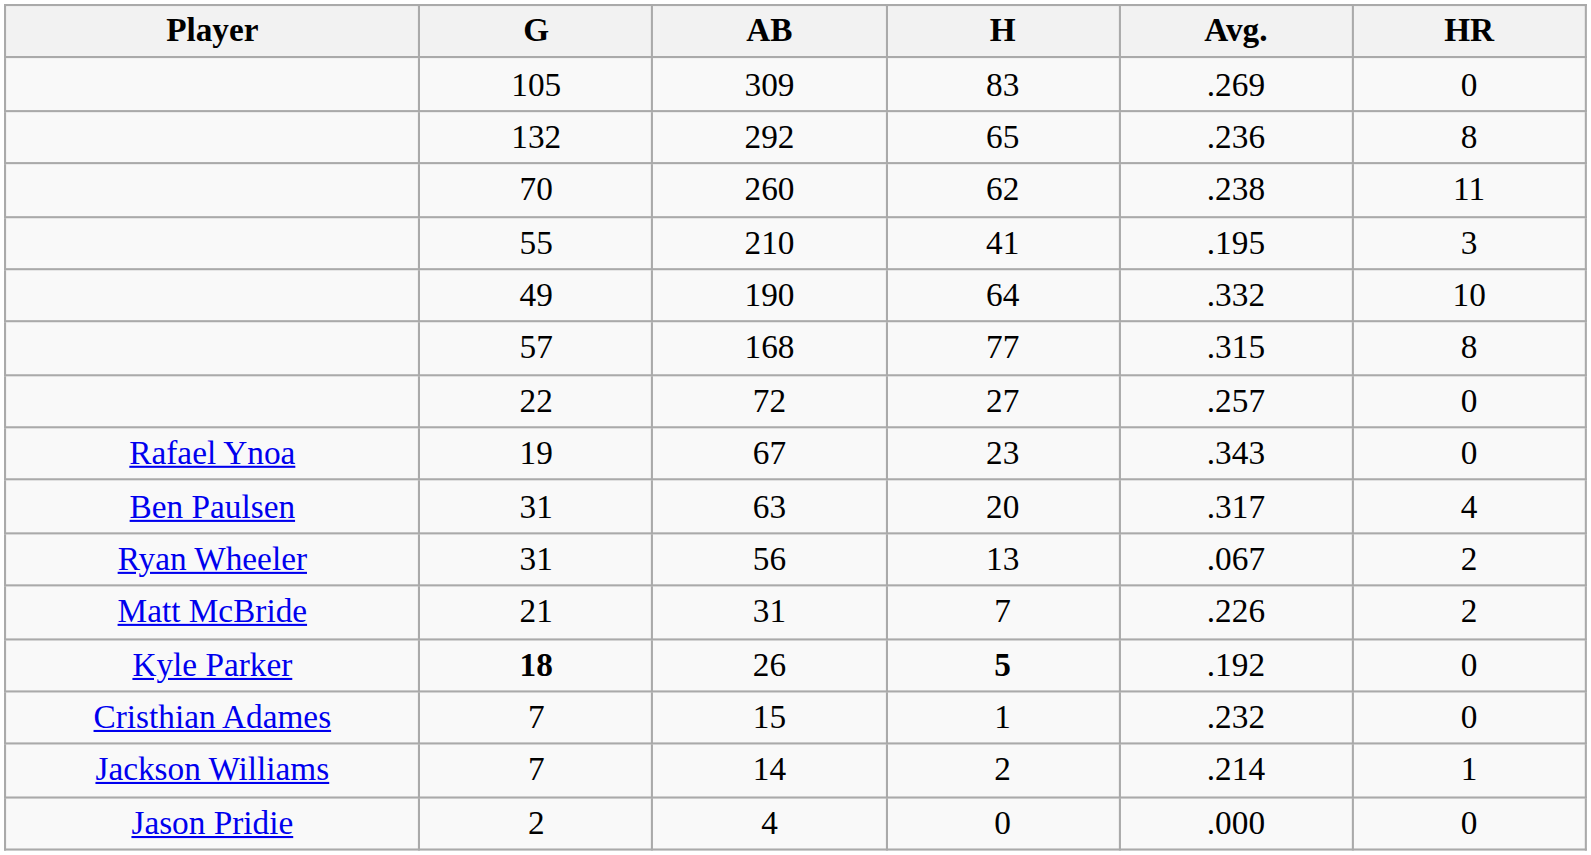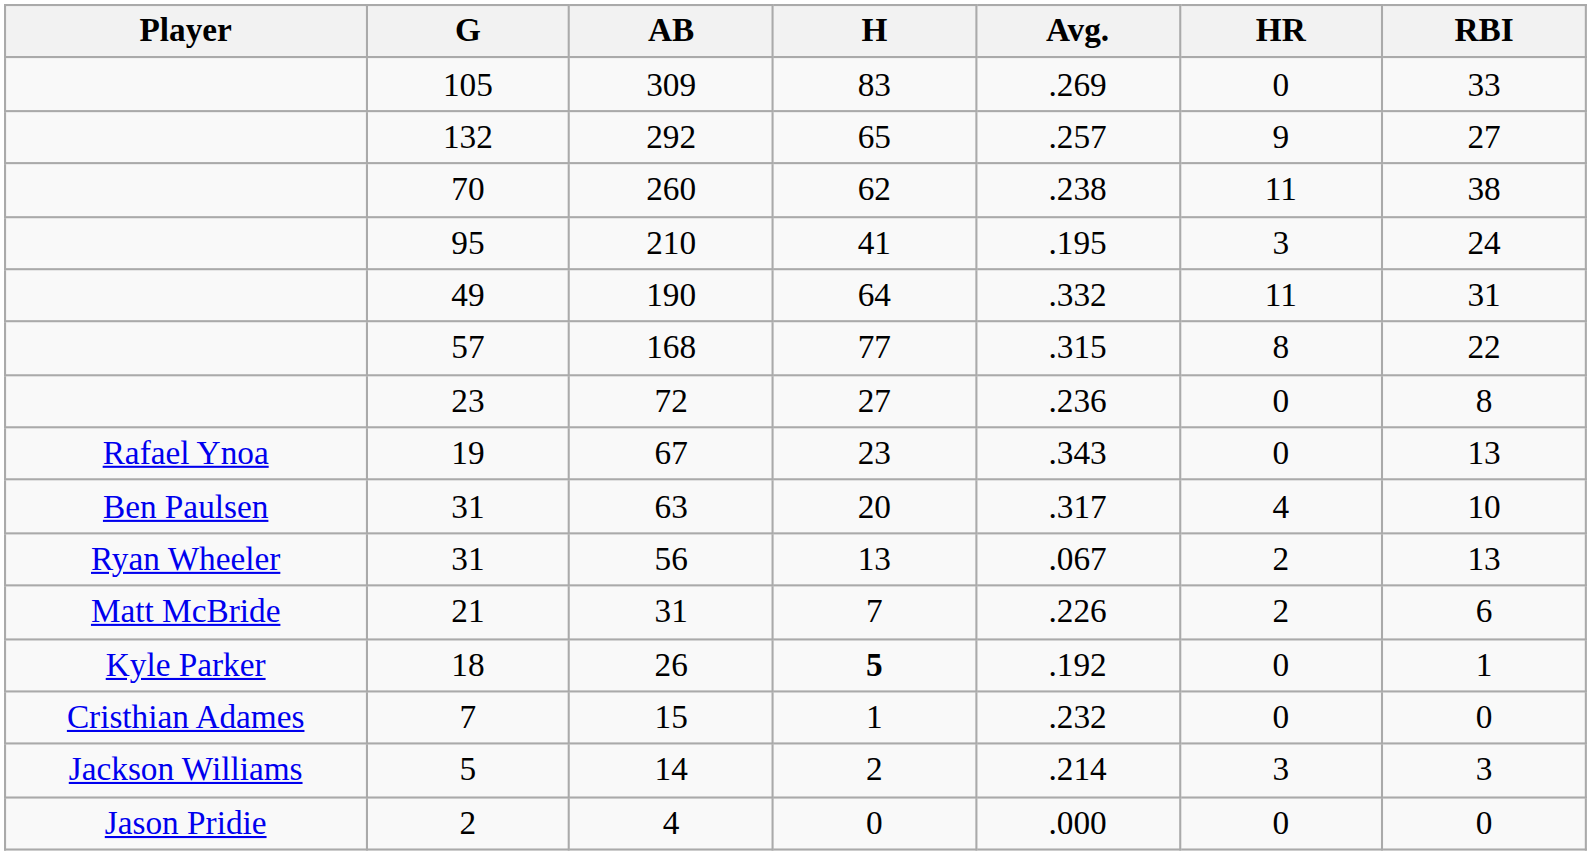+ column: (1484, 30)
(1236, 136) .236 -> (1078, 136) .257
(1469, 136) 8 -> (1281, 136) 9
(536, 242) 55 -> (468, 242) 95
(1469, 294) 10 -> (1281, 294) 11
(536, 400) 22 -> (468, 400) 23
(1236, 400) .257 -> (1078, 400) .236
(536, 664) bold -> (468, 664) normal
(536, 769) 7 -> (468, 769) 5
(1469, 769) 1 -> (1281, 769) 3
